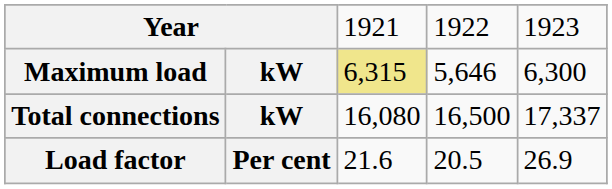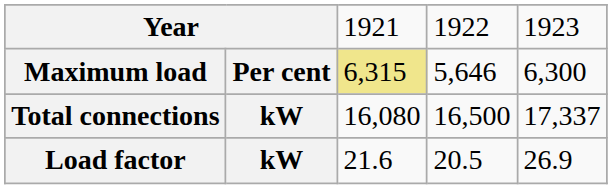(282, 71) kW -> (282, 71) Per cent
(282, 159) Per cent -> (282, 159) kW
